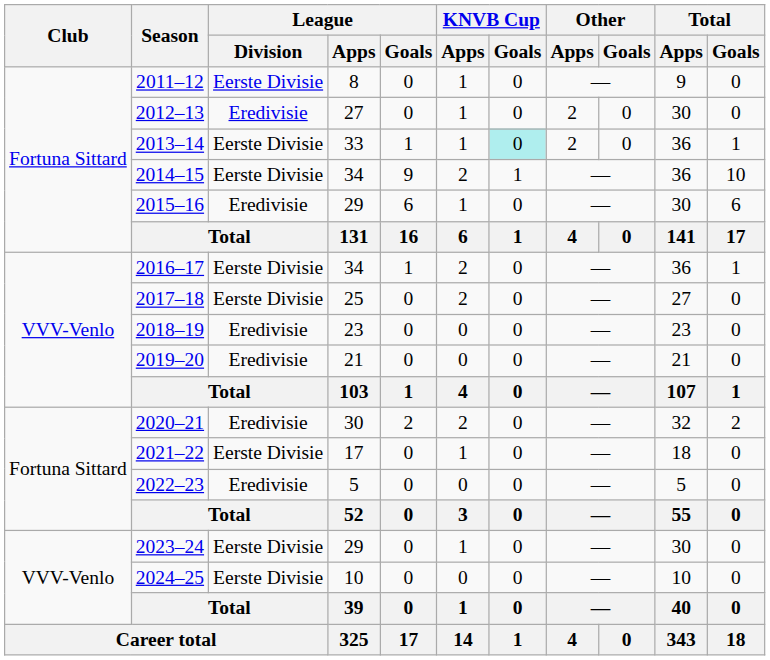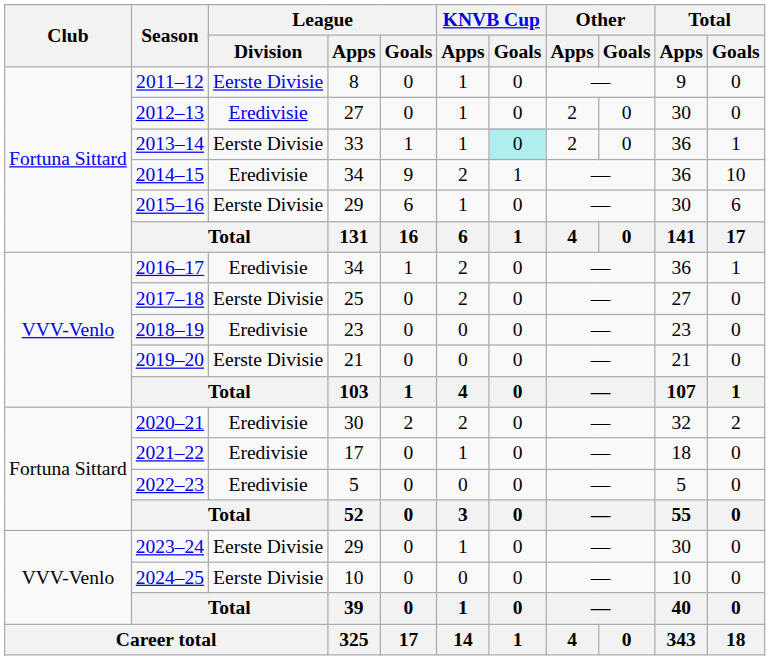(268, 174) Eerste Divisie -> (268, 174) Eredivisie
(268, 205) Eredivisie -> (268, 205) Eerste Divisie
(268, 267) Eerste Divisie -> (268, 267) Eredivisie
(268, 360) Eredivisie -> (268, 360) Eerste Divisie
(268, 453) Eerste Divisie -> (268, 453) Eredivisie
